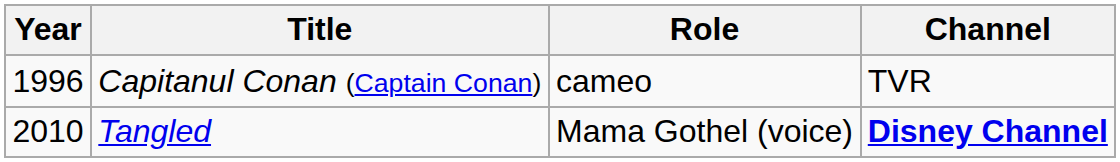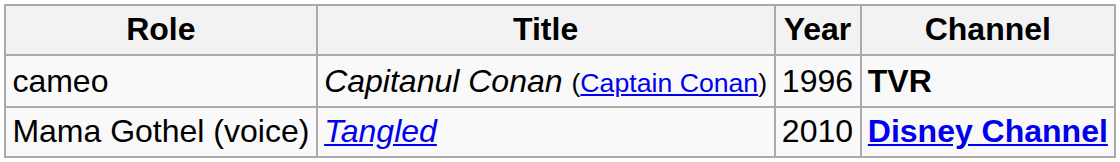columns swapped: (48, 29) <-> (705, 29)
(900, 80) normal -> (900, 80) bold
